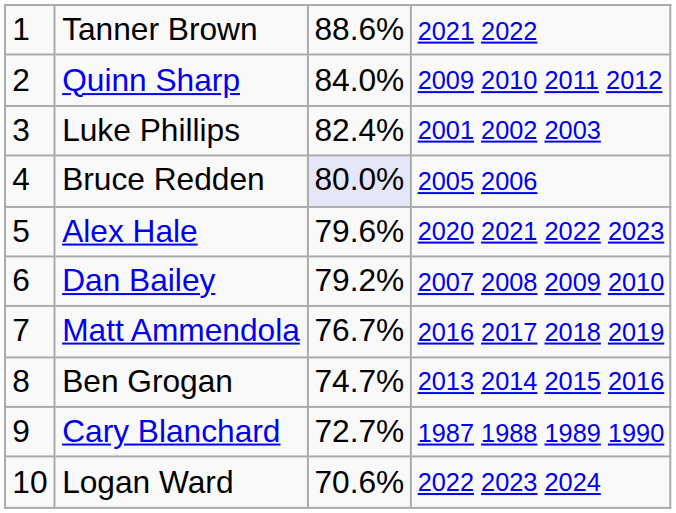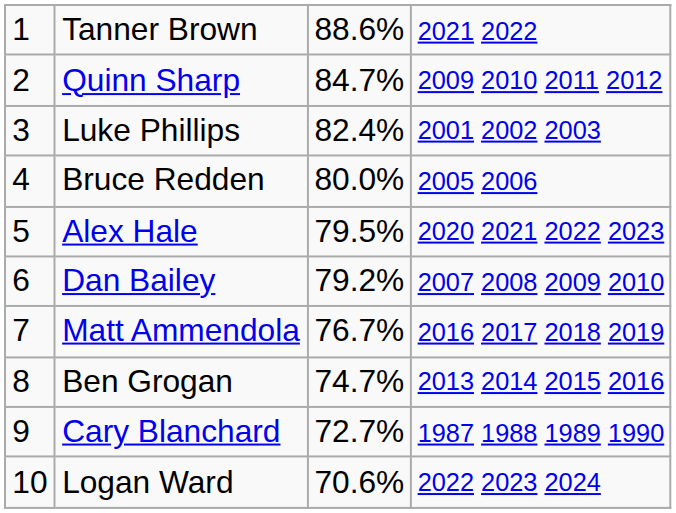(359, 79) 84.0% -> (359, 79) 84.7%
(359, 180) lavender background -> (359, 180) no background
(359, 230) 79.6% -> (359, 230) 79.5%
